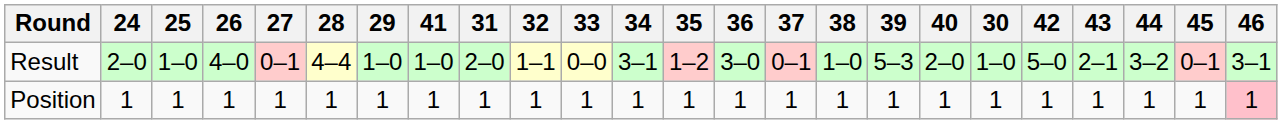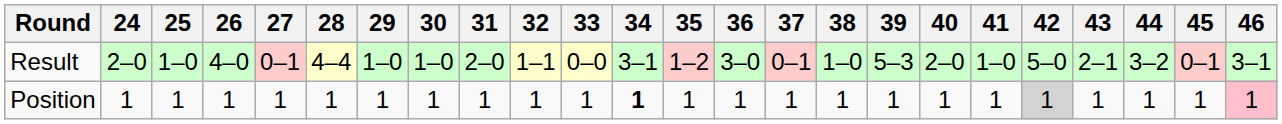columns swapped: (996, 23) <-> (433, 23)
(638, 99) normal -> (638, 99) bold
(1047, 99) no background -> (1047, 99) lightgrey background
